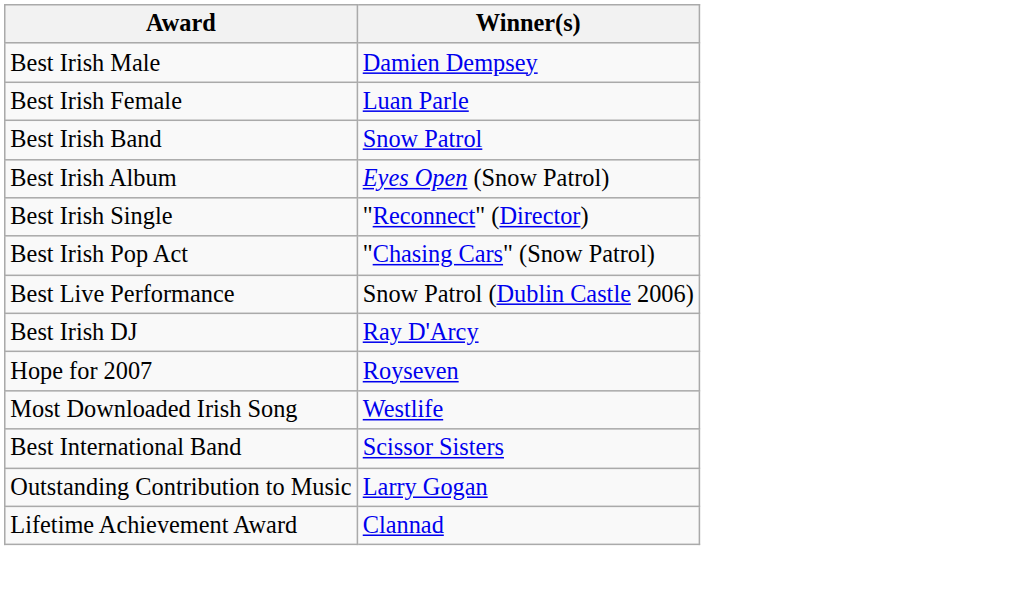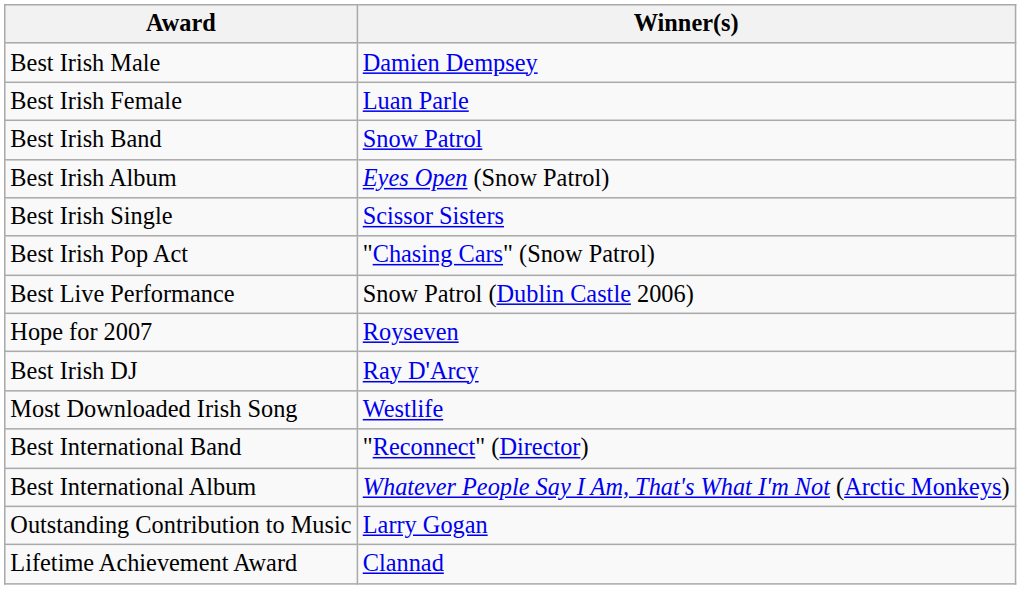(476, 216) "Reconnect" (Director) -> (433, 216) Scissor Sisters
rows swapped: (74, 332) <-> (81, 370)
(433, 448) Scissor Sisters -> (476, 448) "Reconnect" (Director)
+ row: (133, 486)
